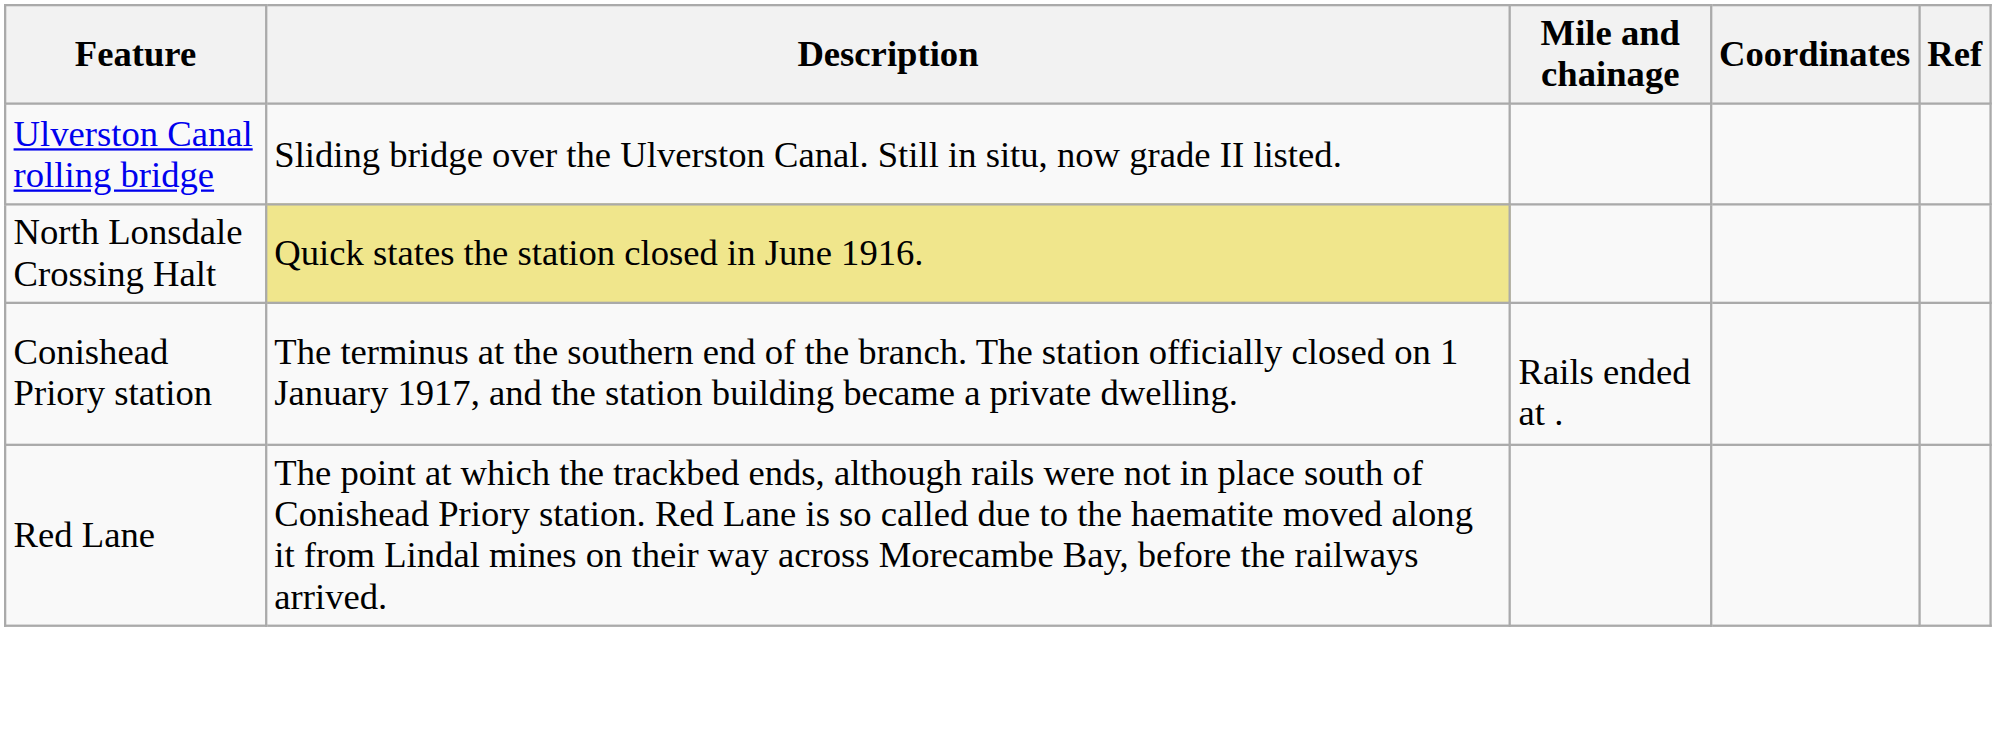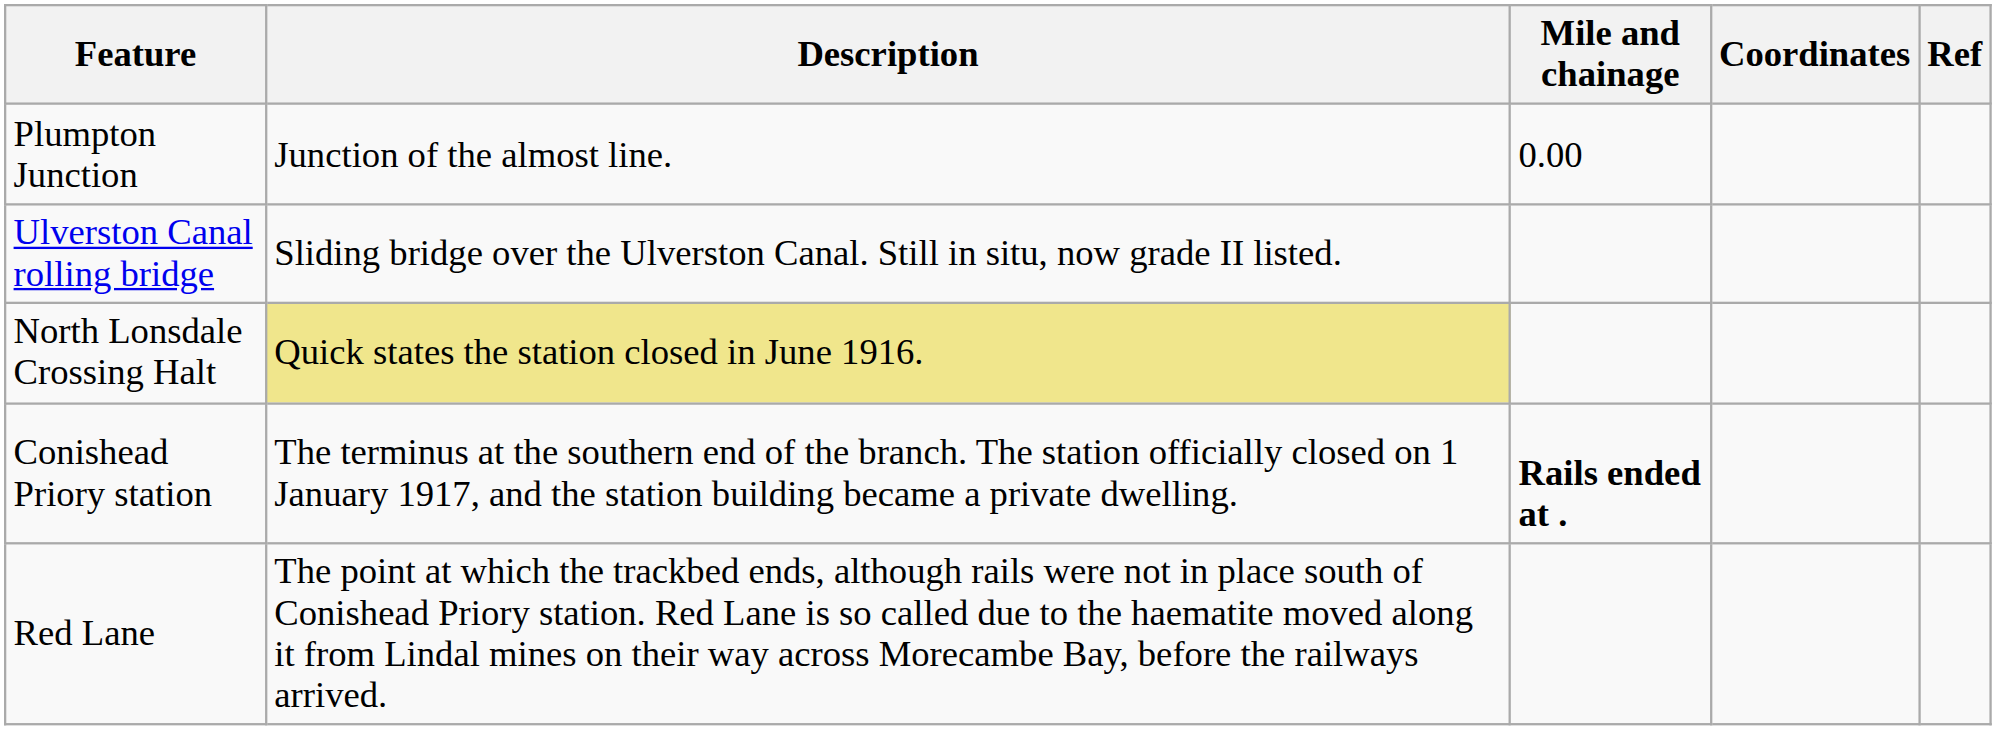+ row: (85, 153)
(1605, 393) normal -> (1610, 492) bold
